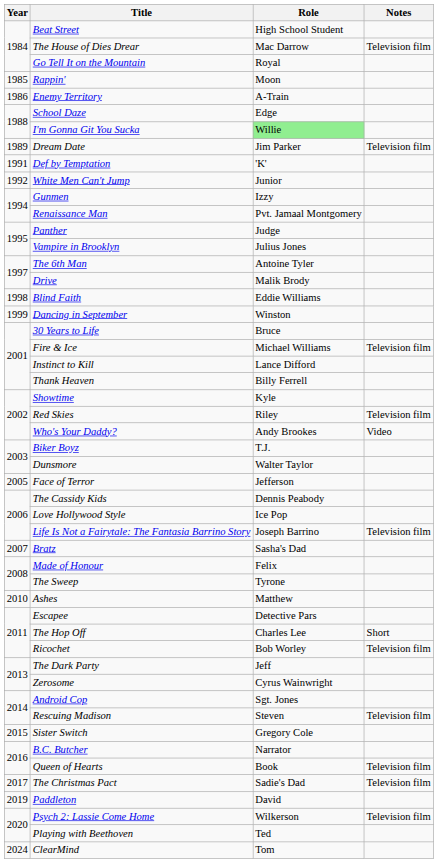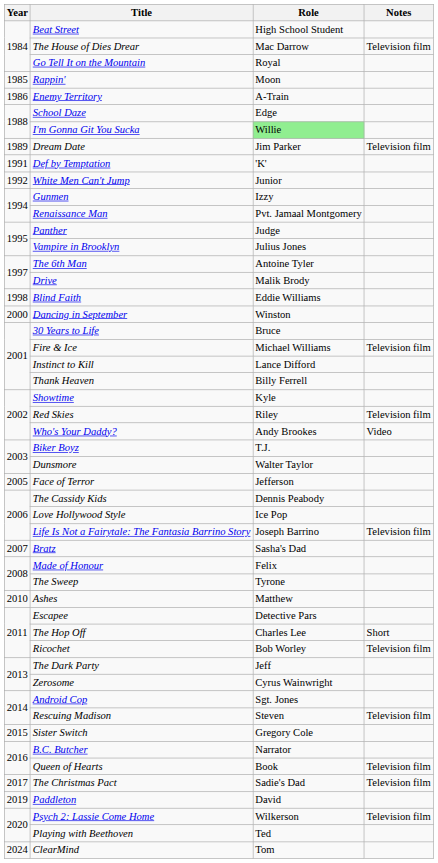(17, 314) 1999 -> (17, 314) 2000
